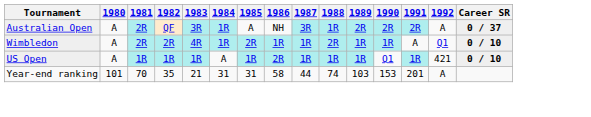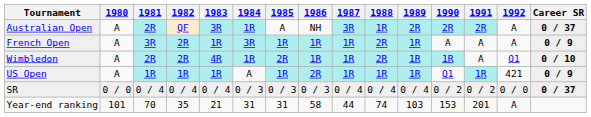+ row: (38, 43)
(484, 58) 0 / 10 -> (558, 74) 0 / 9
+ row: (12, 89)
